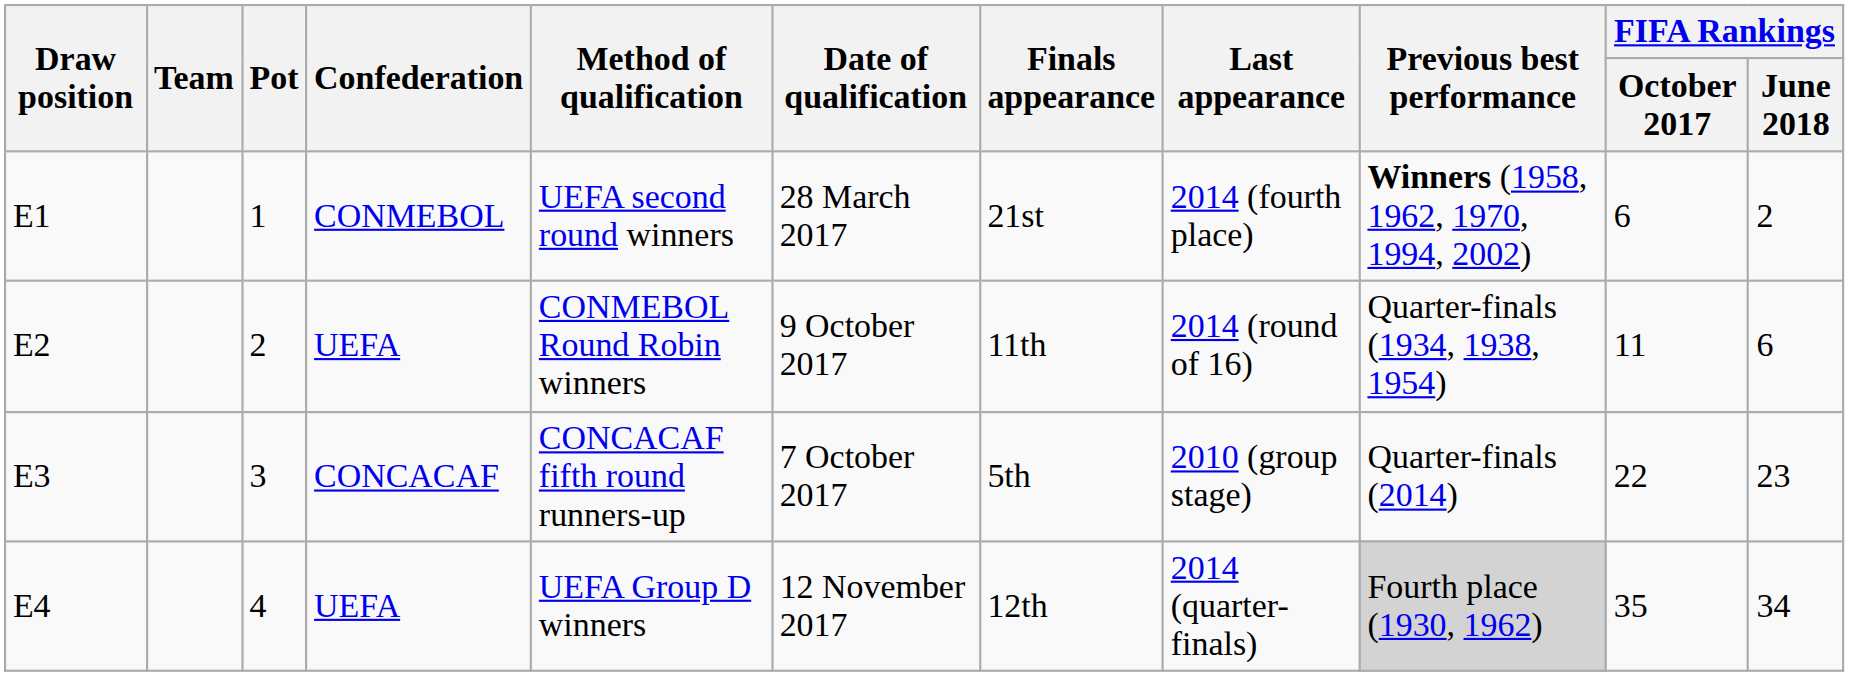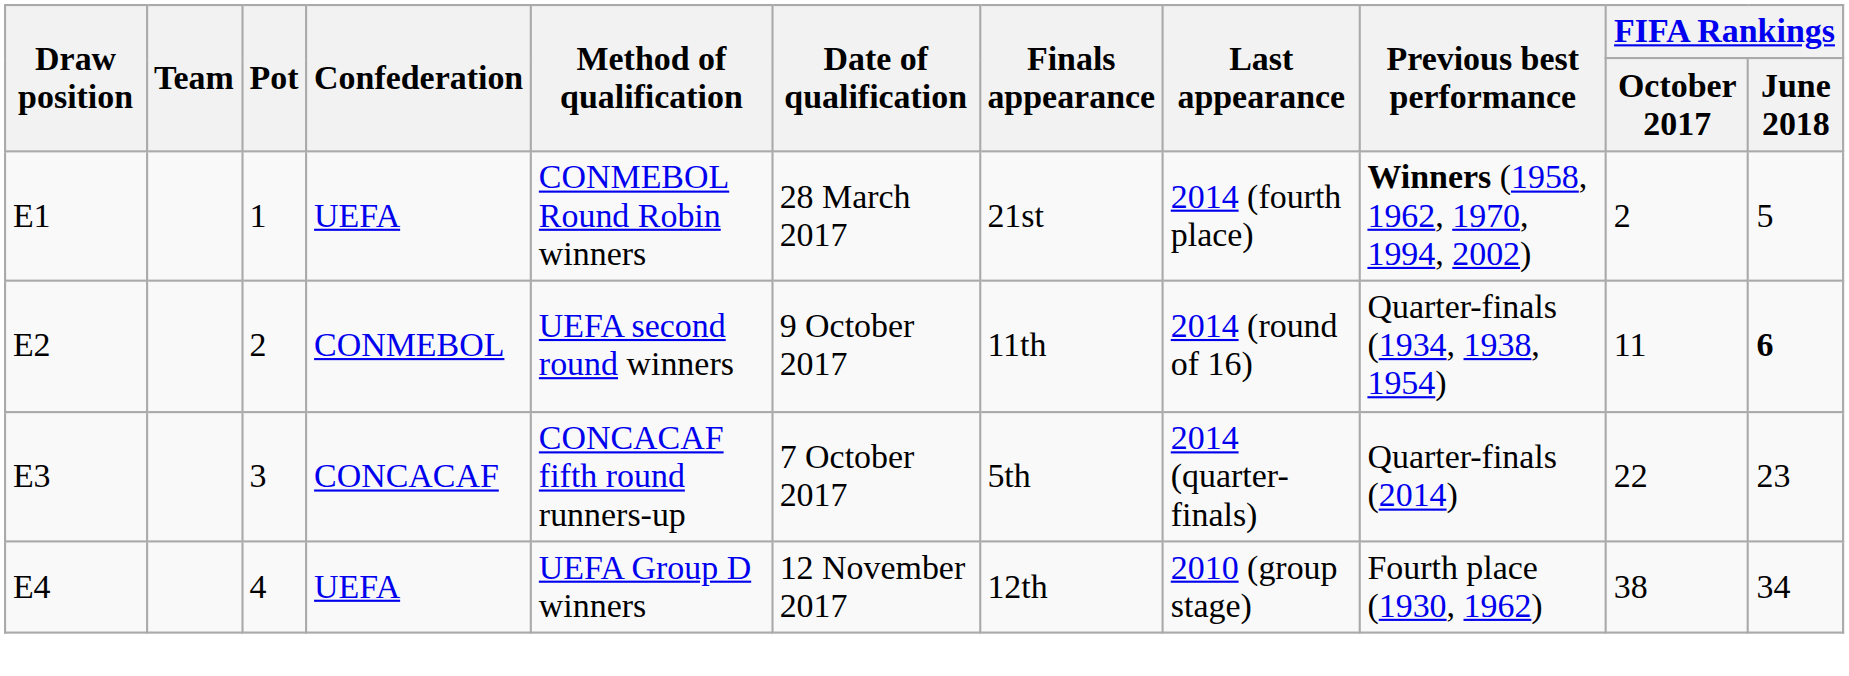(409, 215) CONMEBOL -> (357, 215) UEFA
(636, 215) UEFA second round winners -> (634, 215) CONMEBOL Round Robin winners
(1622, 215) 6 -> (1622, 215) 2
(1765, 215) 2 -> (1765, 215) 5
(357, 345) UEFA -> (409, 345) CONMEBOL
(634, 345) CONMEBOL Round Robin winners -> (636, 345) UEFA second round winners
(1765, 345) normal -> (1765, 345) bold
(1254, 475) 2010 (group stage) -> (1230, 475) 2014 (quarter-finals)
(1230, 605) 2014 (quarter-finals) -> (1254, 586) 2010 (group stage)
(1455, 605) lightgrey background -> (1455, 586) no background
(1631, 605) 35 -> (1631, 586) 38
